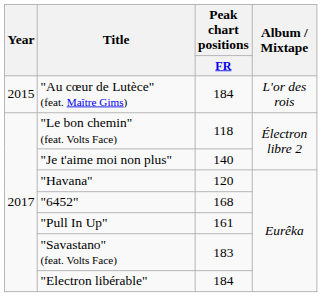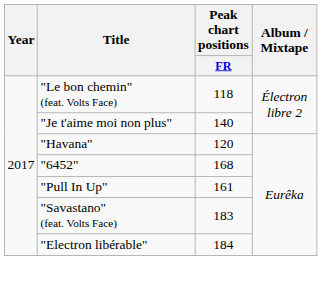- row: (97, 94)
